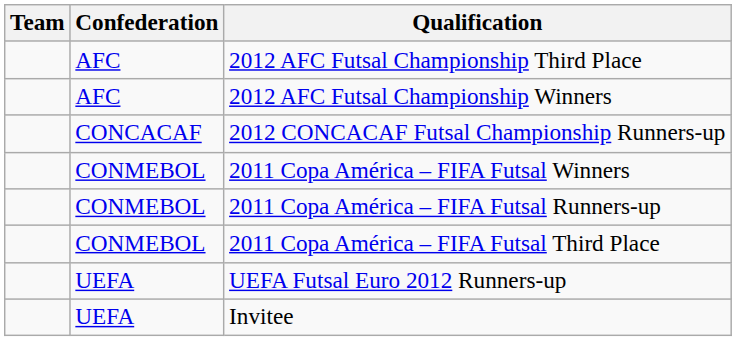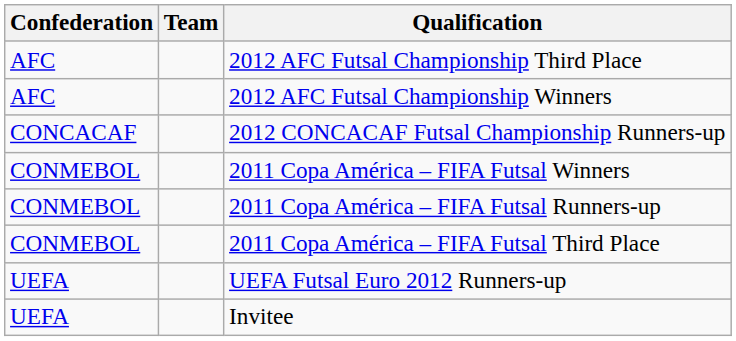columns swapped: (37, 22) <-> (147, 22)
